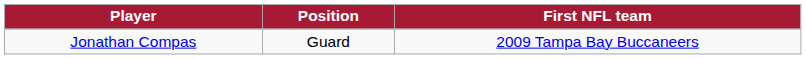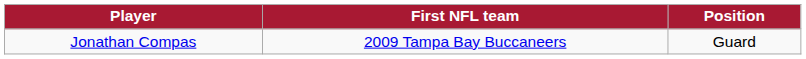columns swapped: (328, 16) <-> (598, 16)
